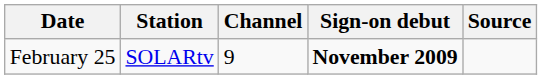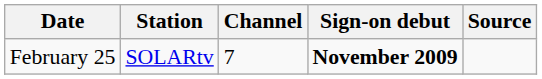(229, 56) 9 -> (229, 56) 7
